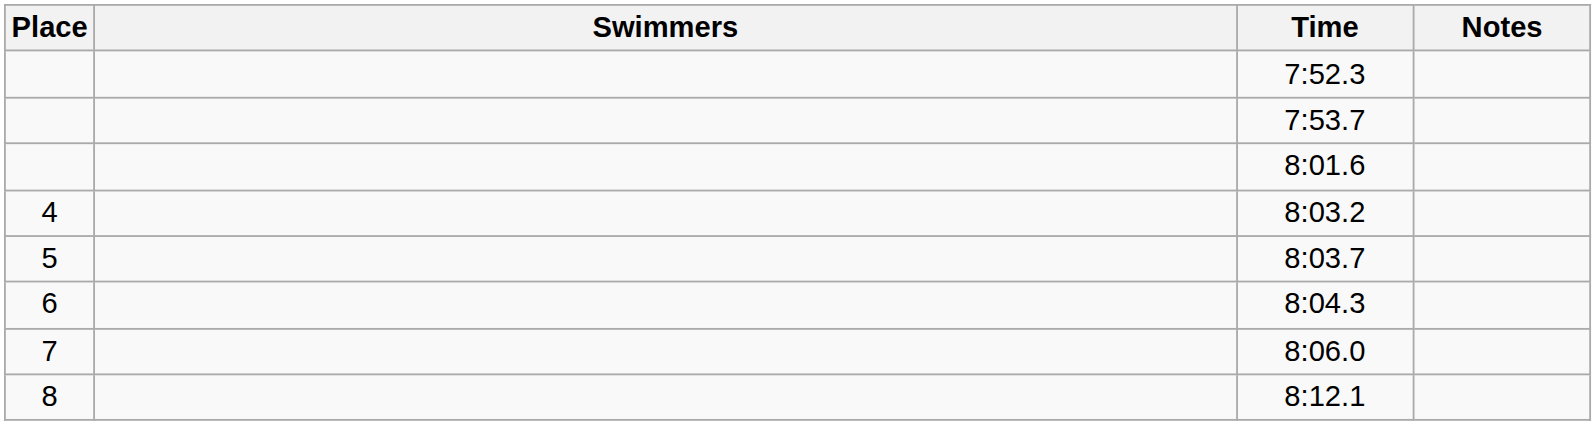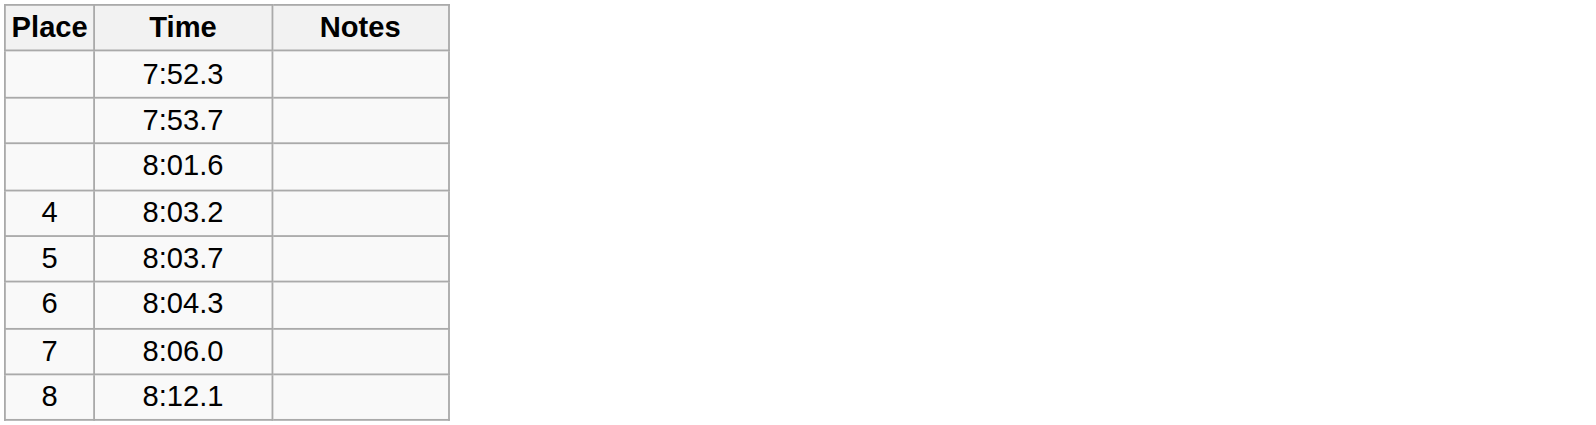- column: (665, 27)
